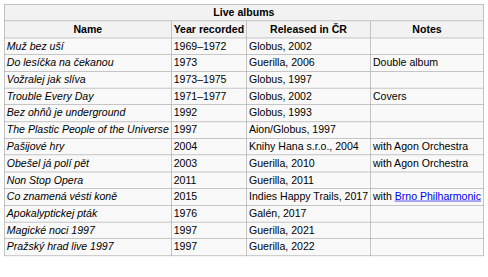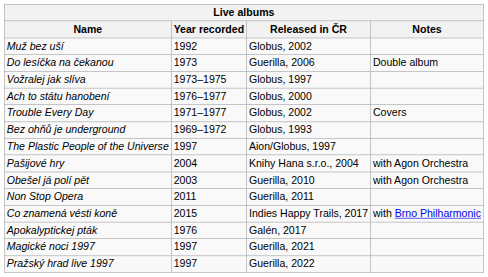(200, 46) 1969–1972 -> (185, 46) 1992
+ row: (58, 96)
(185, 113) 1992 -> (200, 130) 1969–1972
